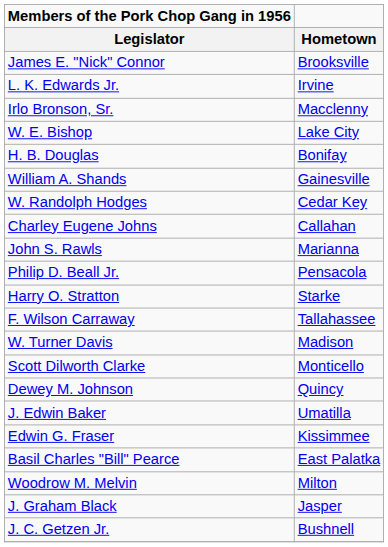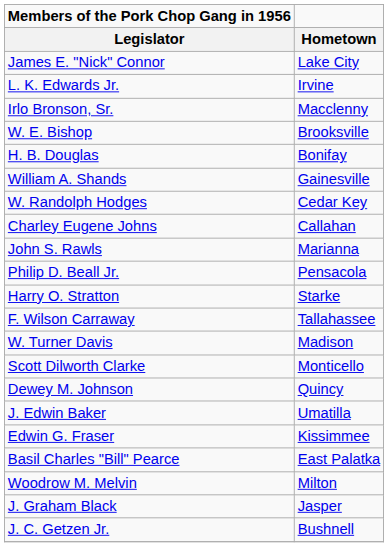(333, 62) Brooksville -> (328, 62) Lake City
(328, 132) Lake City -> (333, 132) Brooksville
